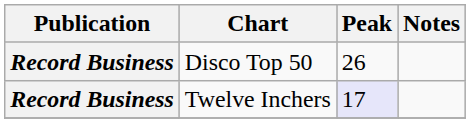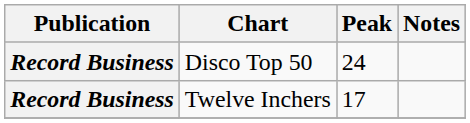(354, 61) 26 -> (354, 61) 24
(354, 99) lavender background -> (354, 99) no background
